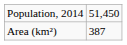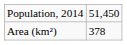(97, 31) 387 -> (97, 31) 378
